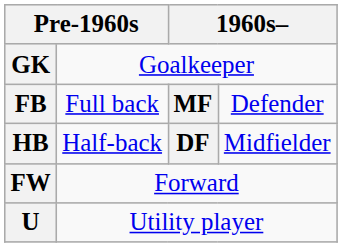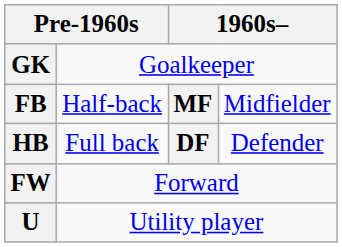(112, 103) Full back -> (112, 103) Half-back
(277, 103) Defender -> (277, 103) Midfielder
(112, 143) Half-back -> (112, 143) Full back
(277, 143) Midfielder -> (277, 143) Defender
